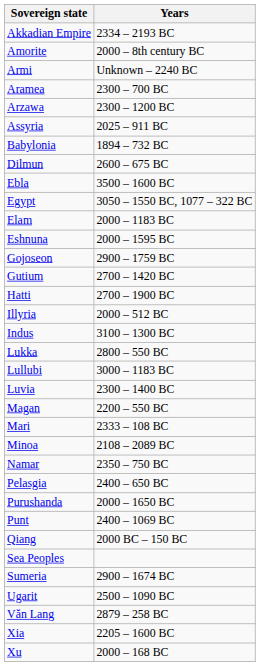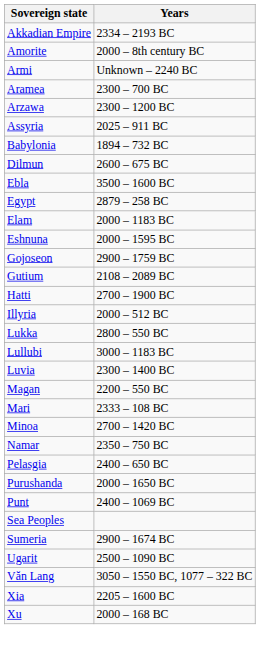(174, 201) 3050 – 1550 BC, 1077 – 322 BC -> (132, 201) 2879 – 258 BC
(135, 276) 2700 – 1420 BC -> (135, 276) 2108 – 2089 BC
- row: (20, 333)
(135, 445) 2108 – 2089 BC -> (135, 426) 2700 – 1420 BC
- row: (22, 539)
(132, 614) 2879 – 258 BC -> (174, 577) 3050 – 1550 BC, 1077 – 322 BC
